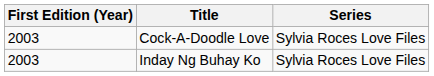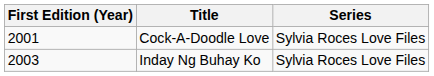(23, 37) 2003 -> (23, 37) 2001
